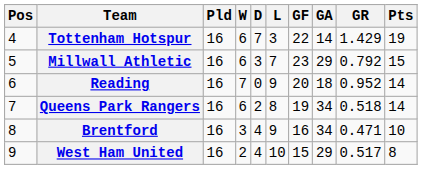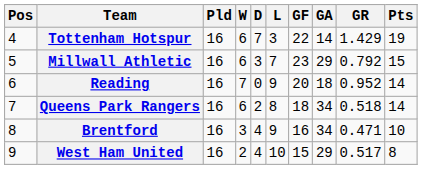(301, 108) 19 -> (301, 108) 18
